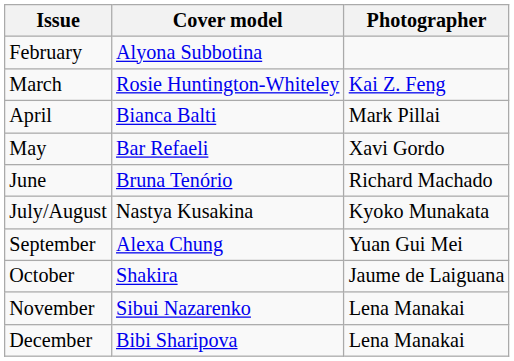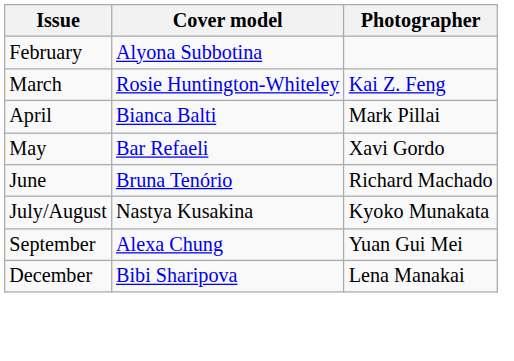- row: (42, 276)
- row: (52, 308)
